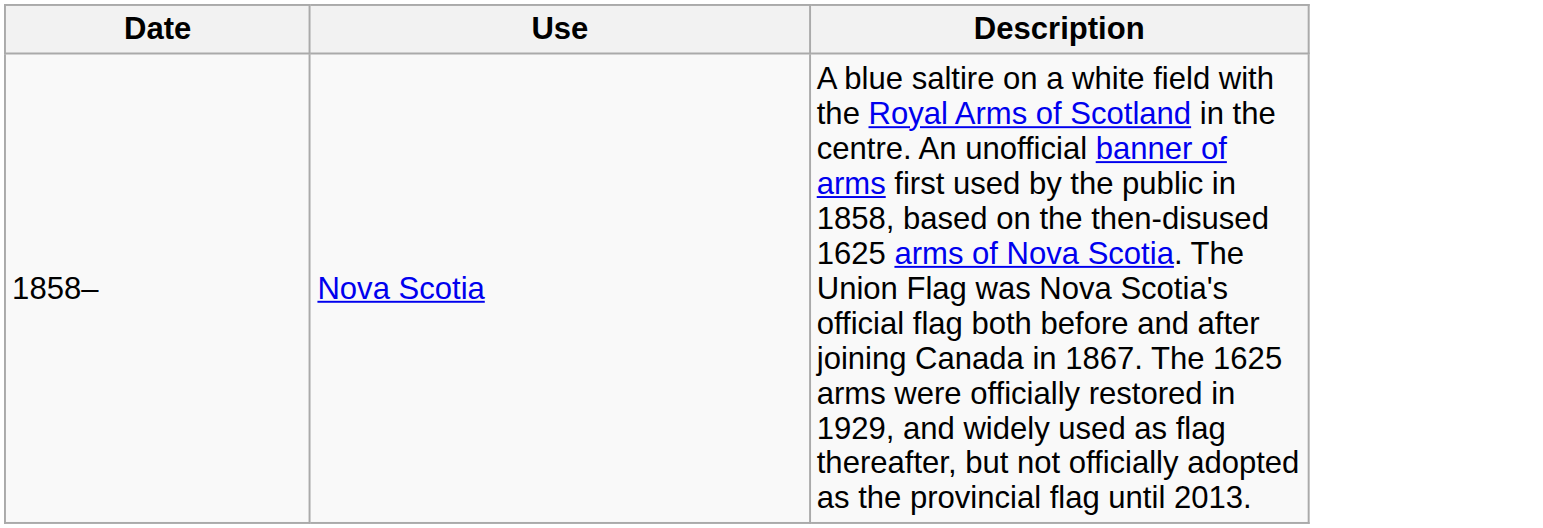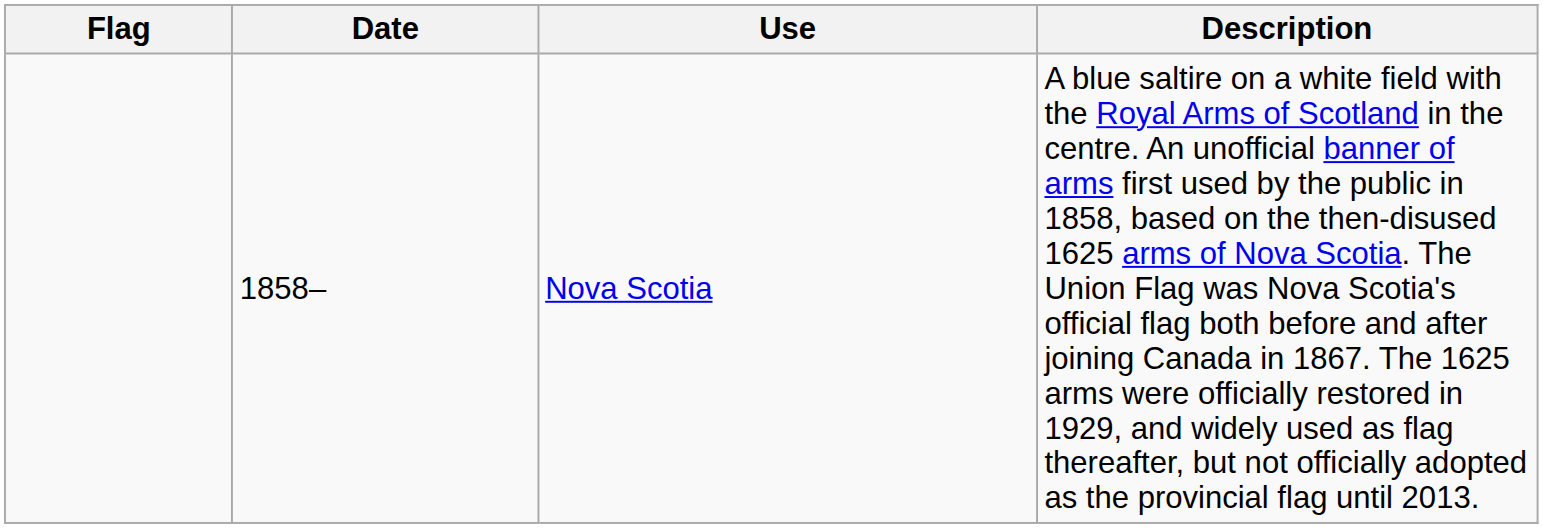+ column: (119, 29)
